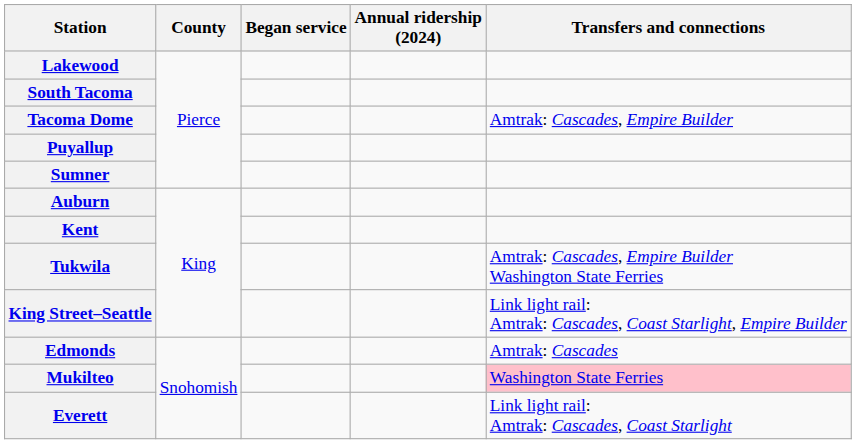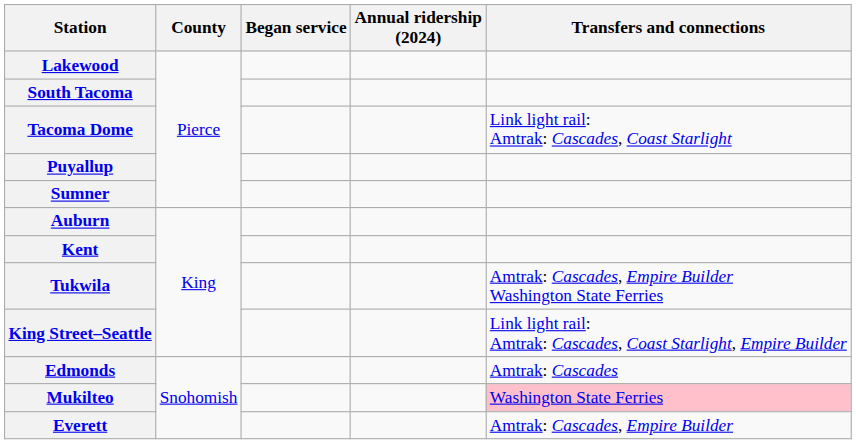(611, 119) Amtrak: Cascades, Empire Builder -> (611, 129) Link light rail: Amtrak: Cascades, Coast Starlight
(611, 415) Link light rail: Amtrak: Cascades, Coast Starlight -> (611, 424) Amtrak: Cascades, Empire Builder
